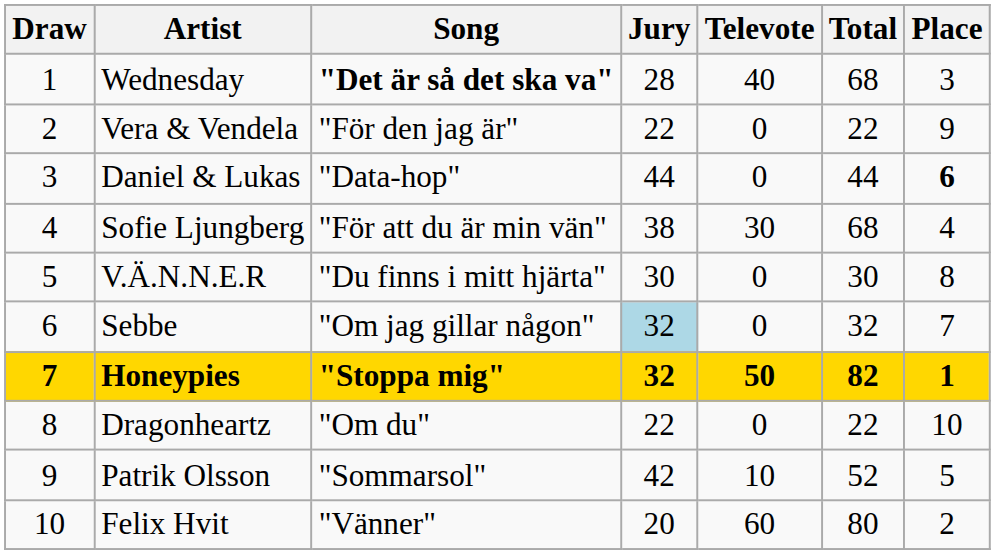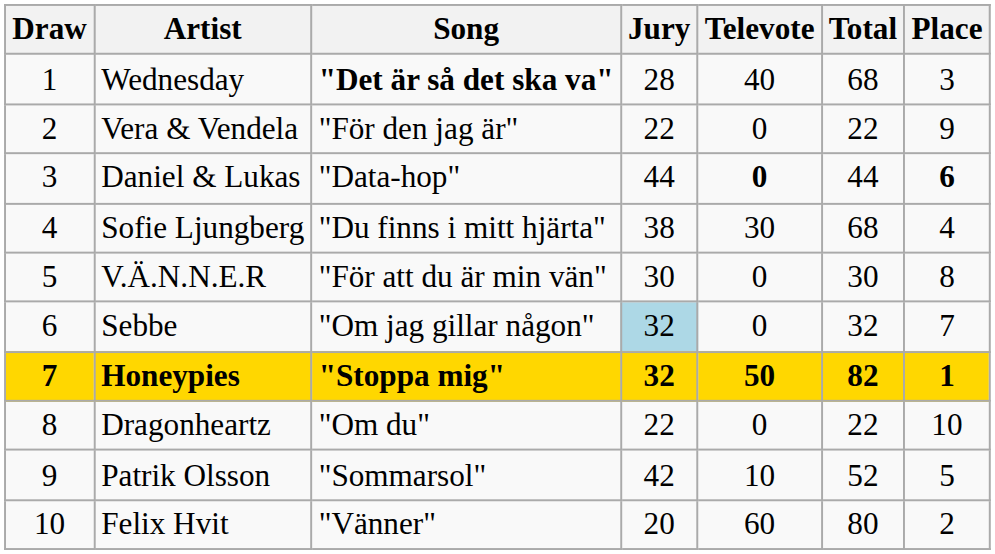(760, 177) normal -> (760, 177) bold
(463, 227) "För att du är min vän" -> (462, 227) "Du finns i mitt hjärta"
(462, 276) "Du finns i mitt hjärta" -> (463, 276) "För att du är min vän"
